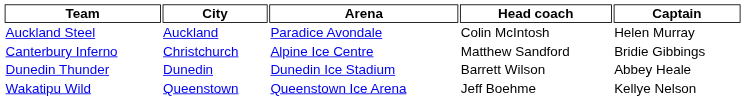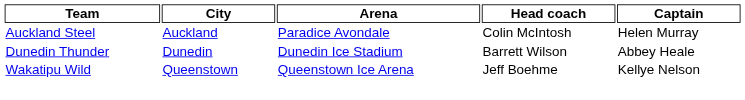- row: (62, 51)
